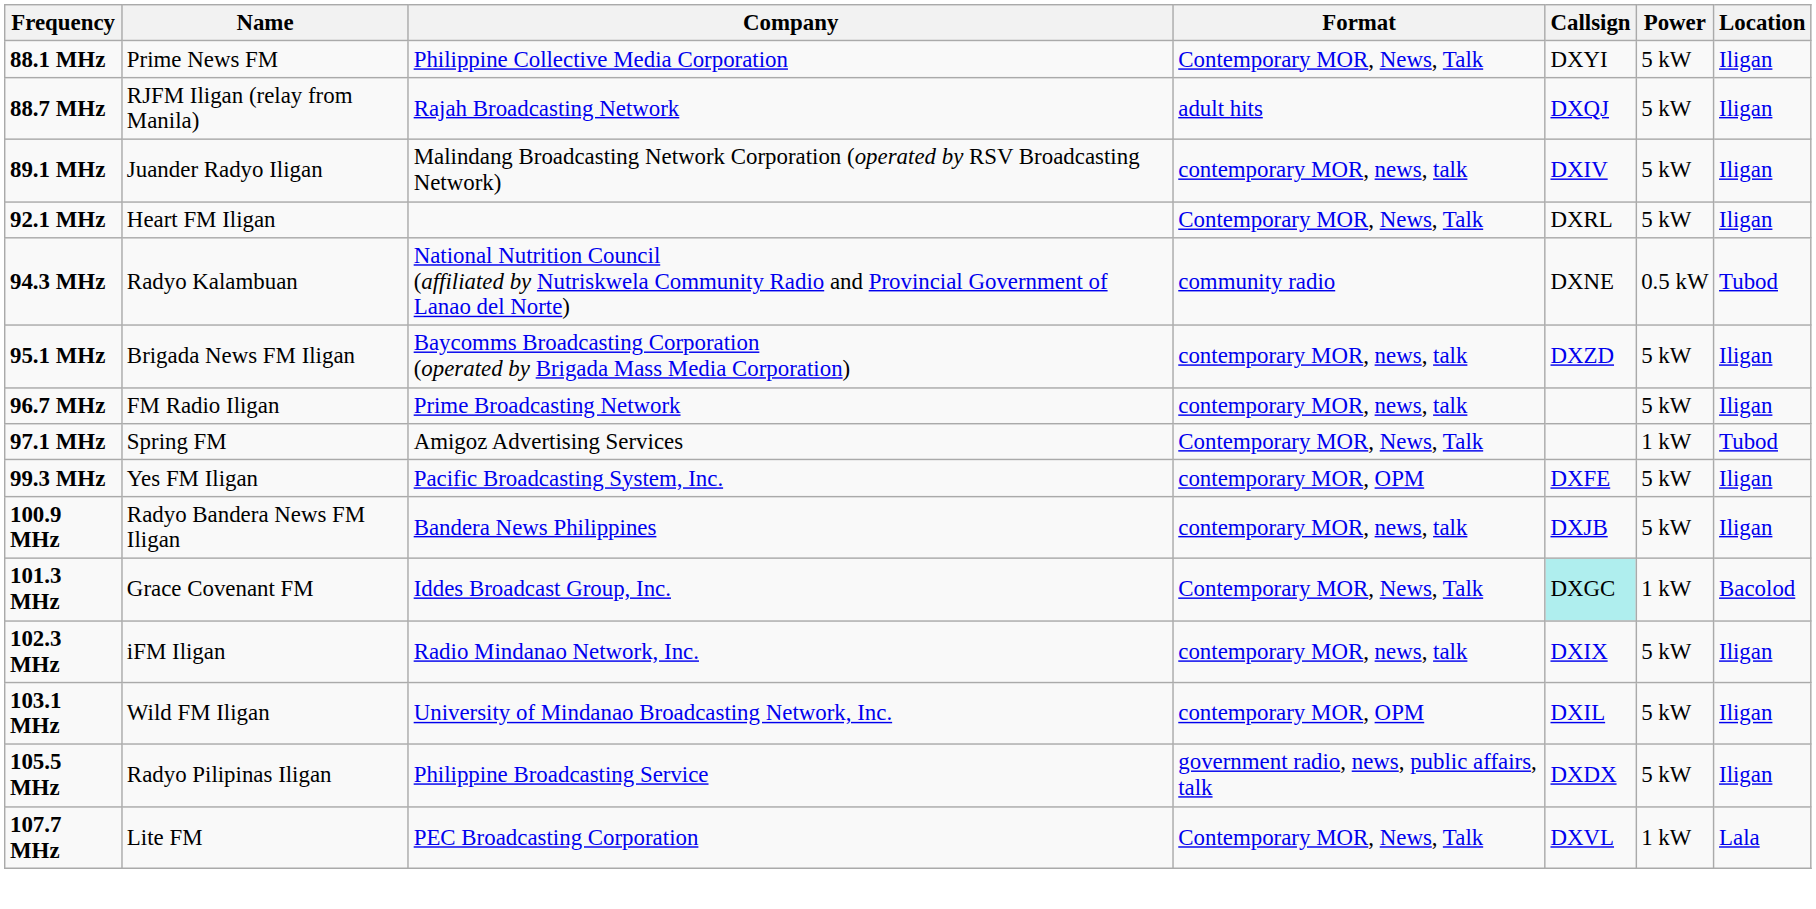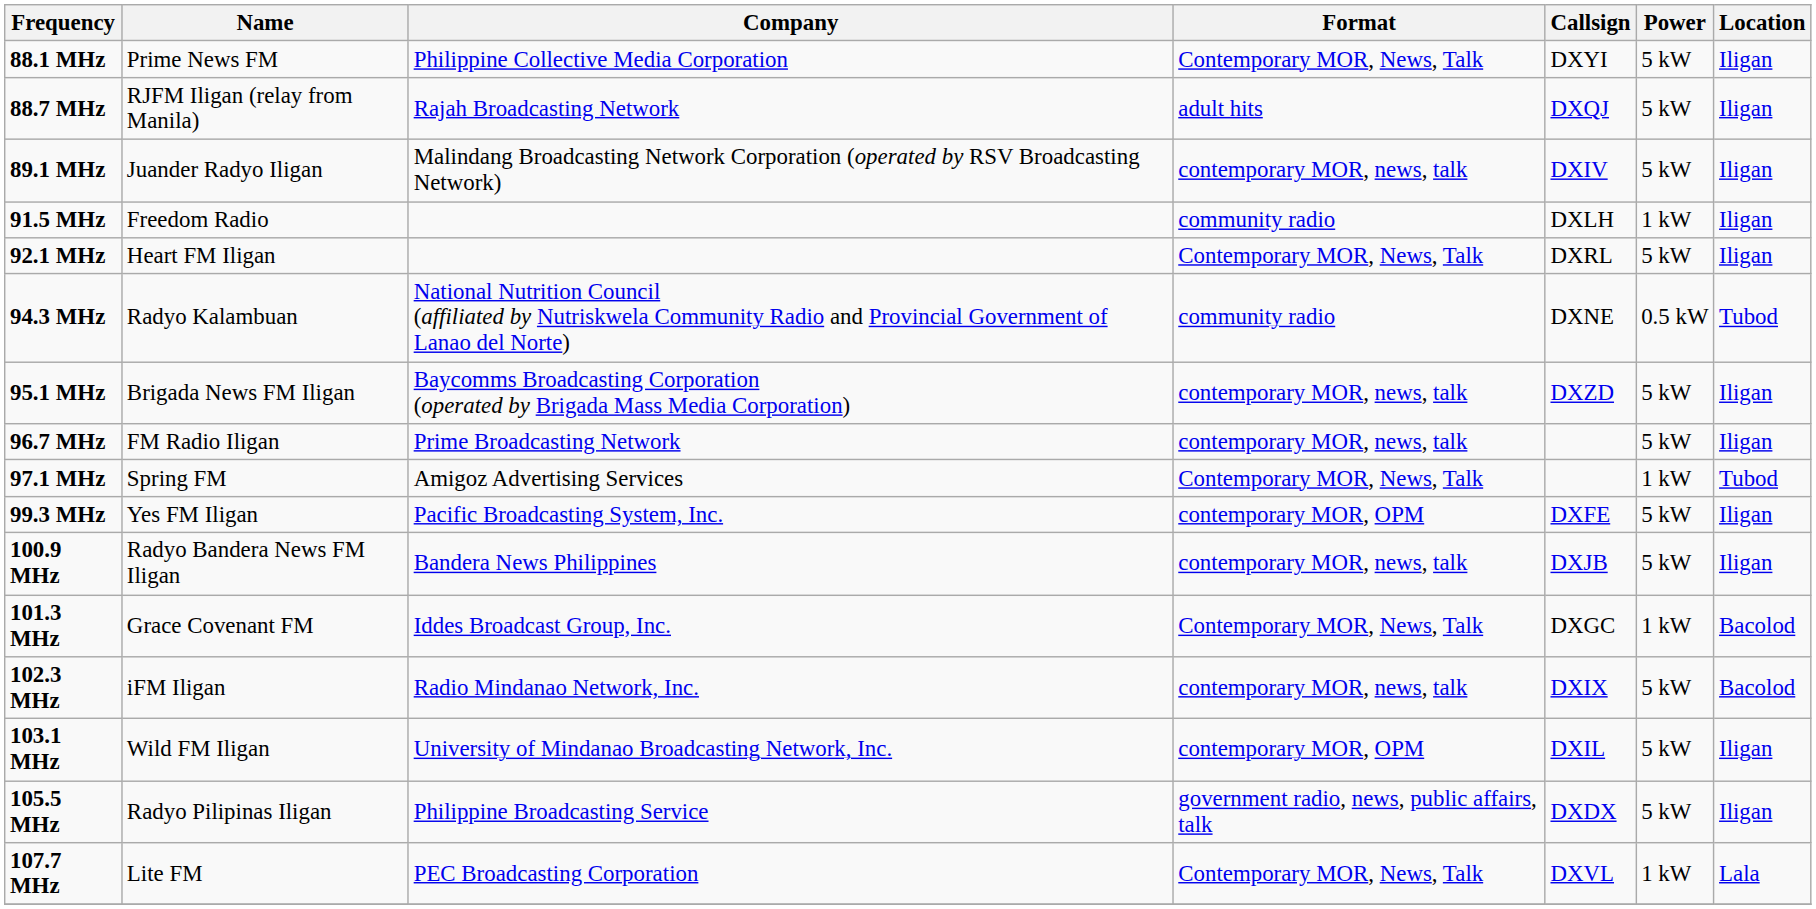+ row: (58, 219)
(1583, 589) paleturquoise background -> (1583, 625) no background
(1746, 651) Iligan -> (1757, 687) Bacolod
